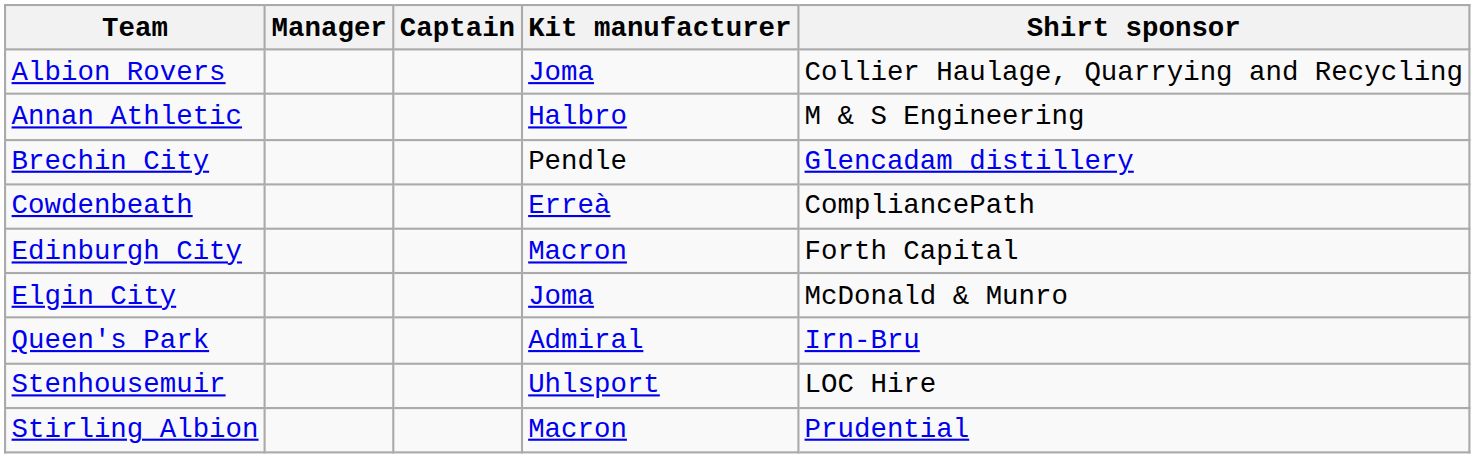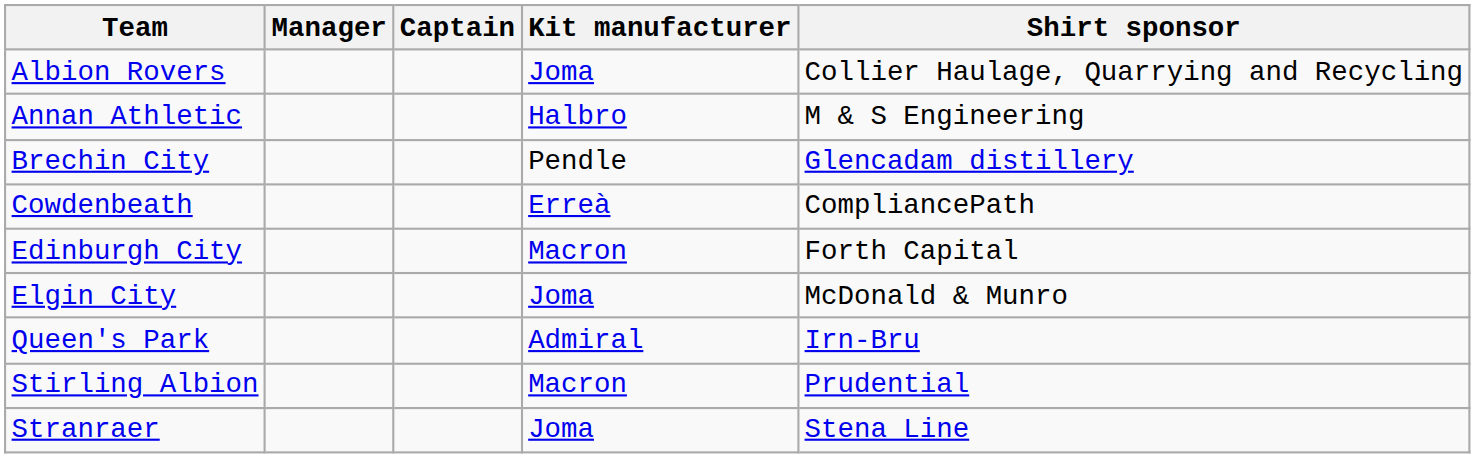- row: (119, 385)
+ row: (86, 430)
